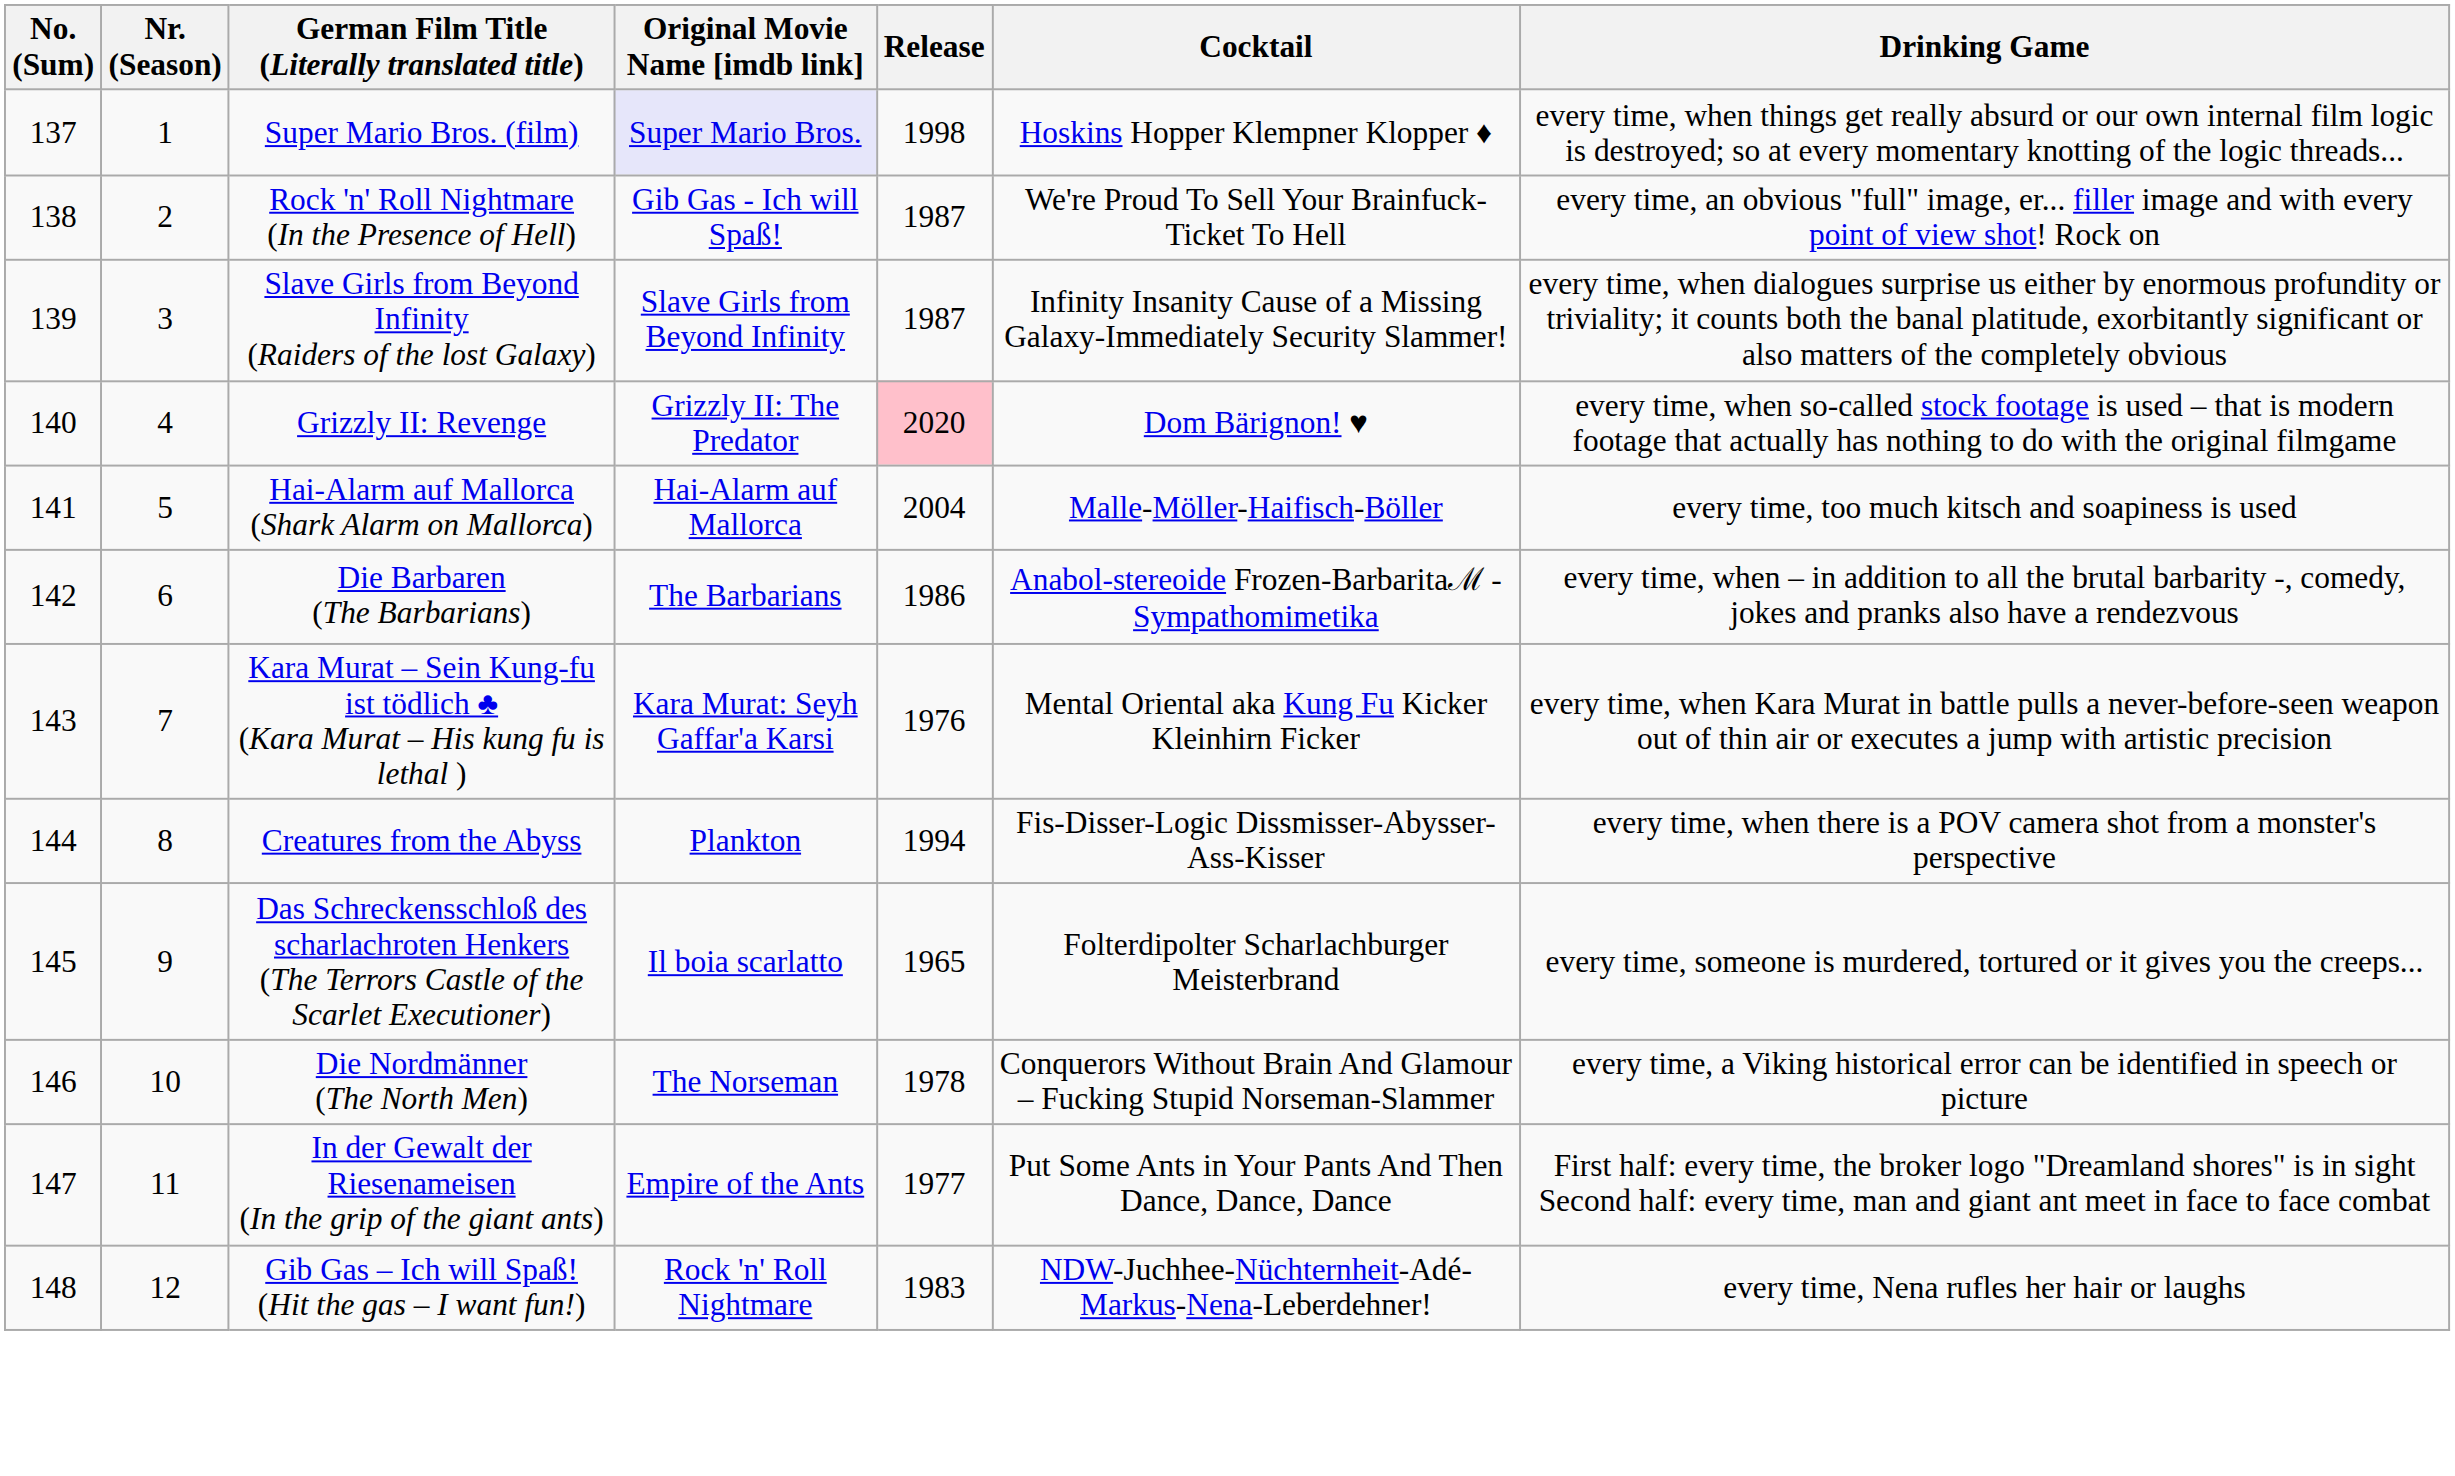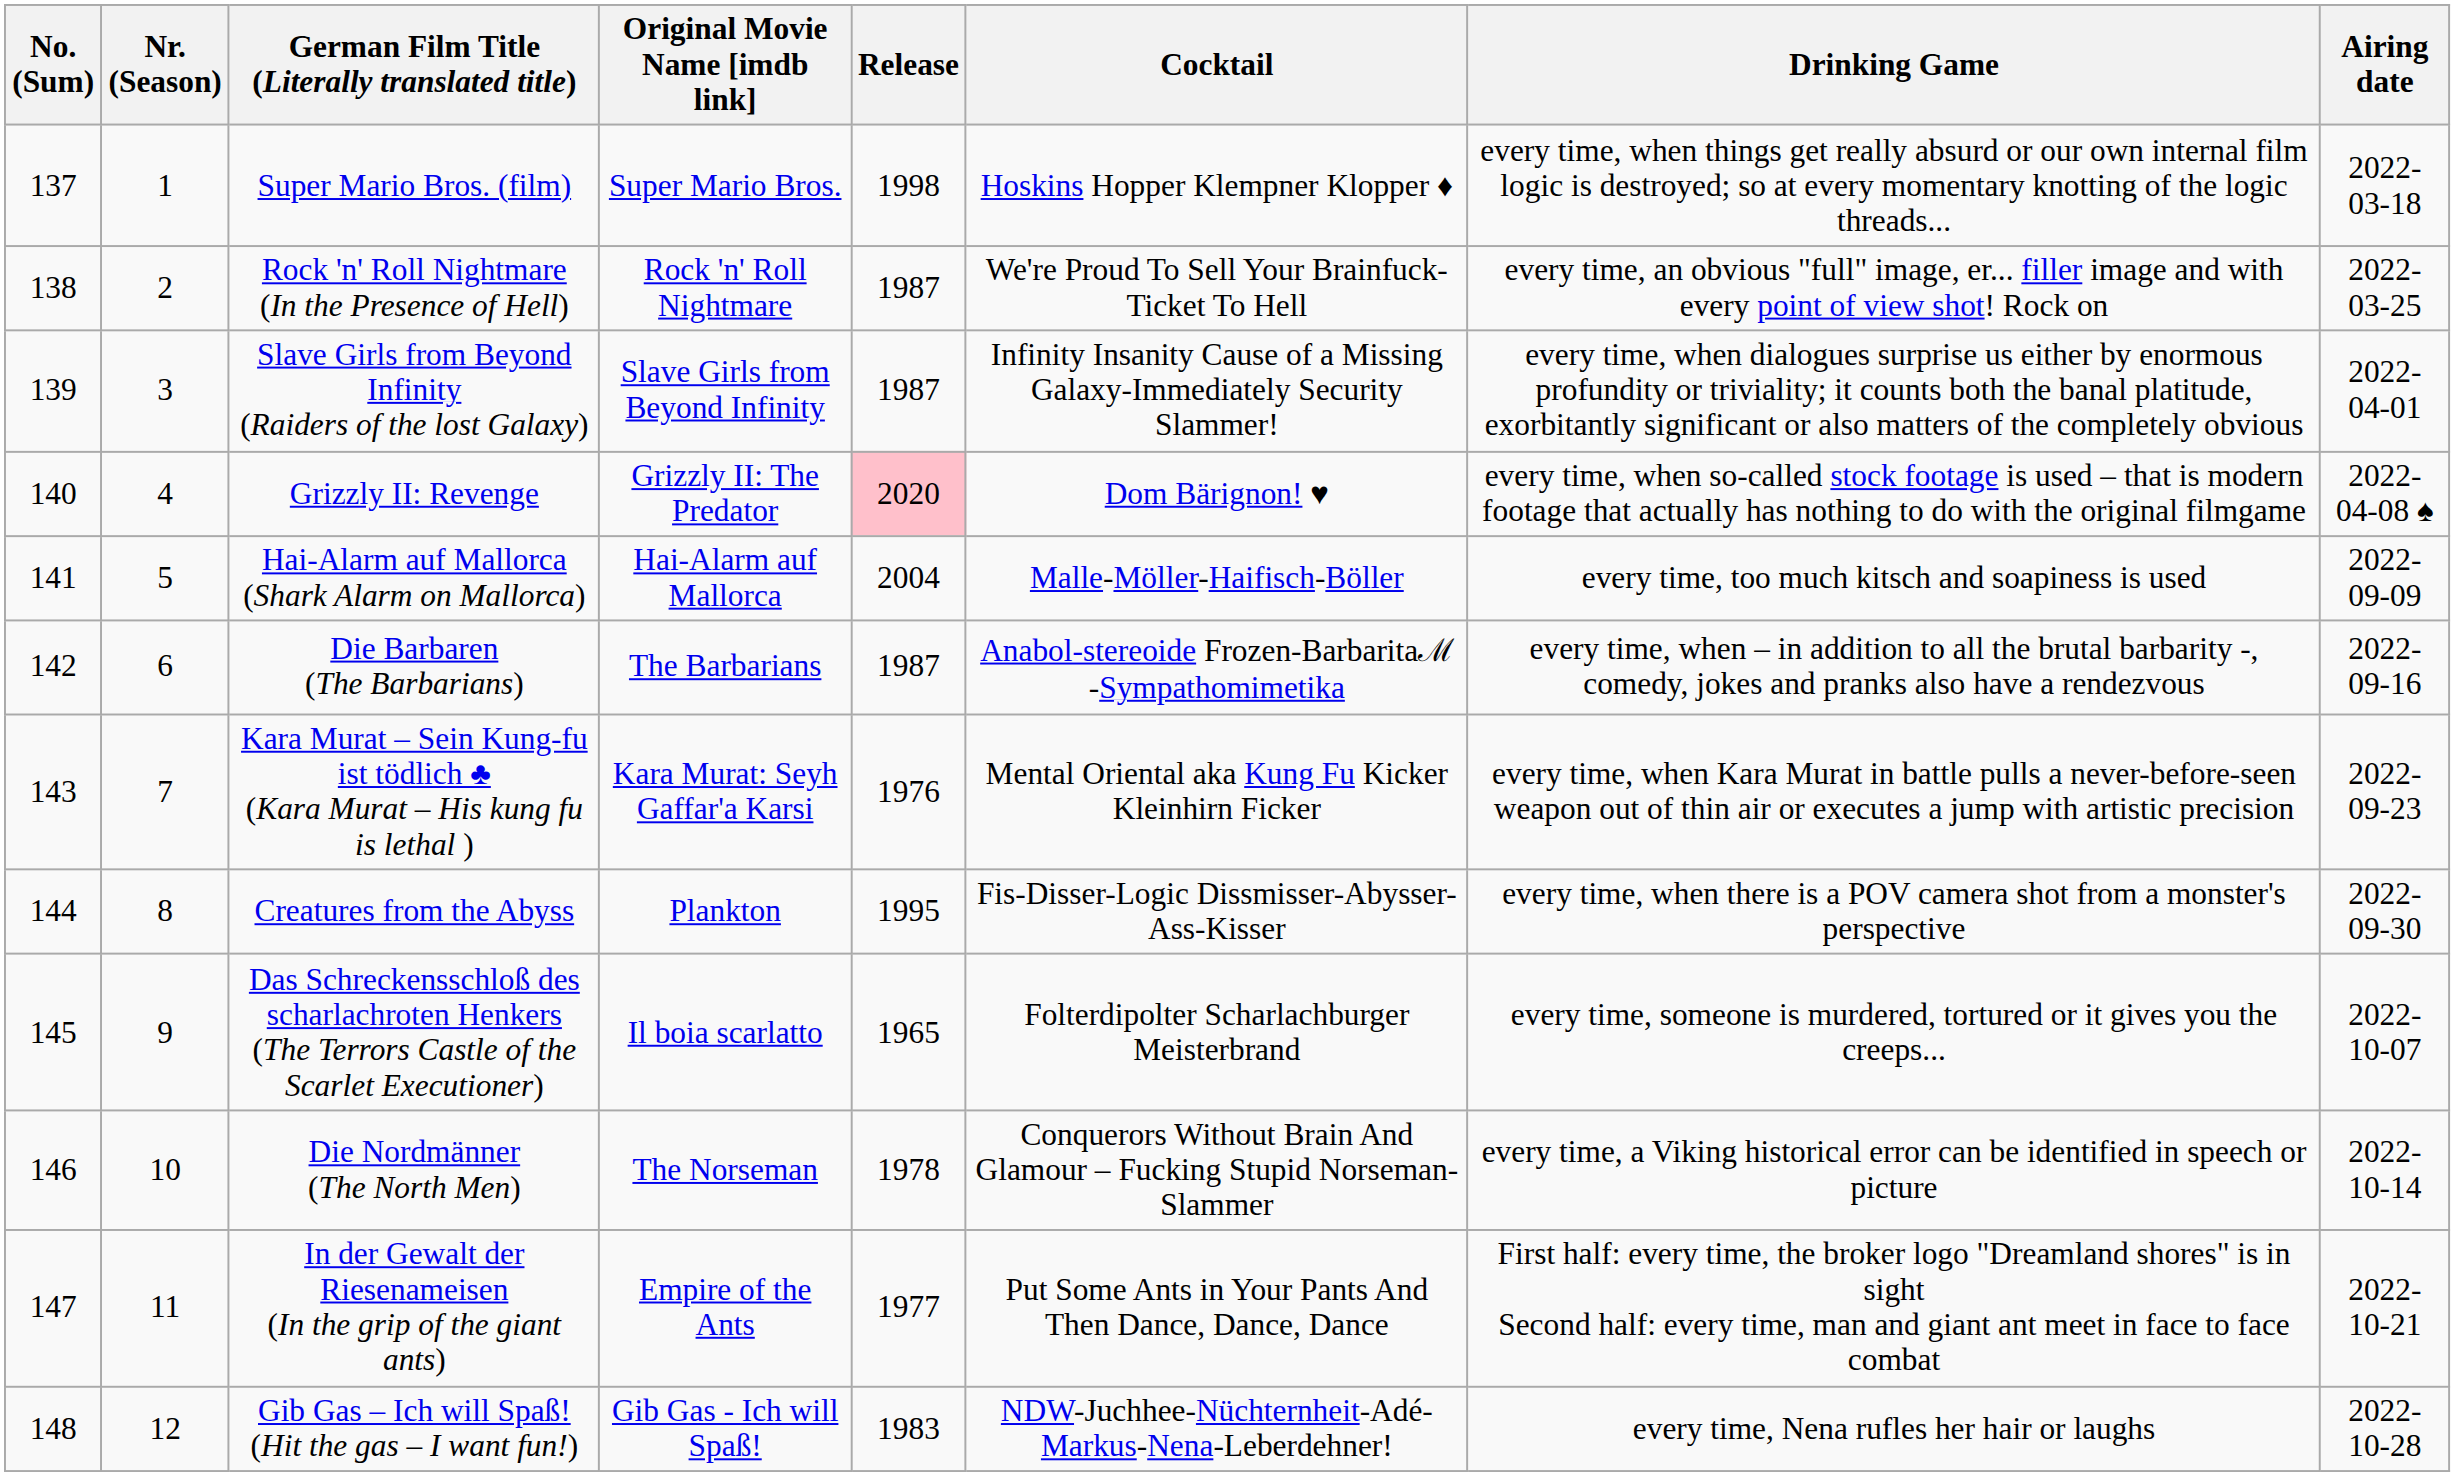+ column: (2385, 64)
(745, 132) lavender background -> (725, 184) no background
(745, 217) Gib Gas - Ich will Spaß! -> (725, 287) Rock 'n' Roll Nightmare
(934, 596) 1986 -> (908, 666) 1987
(934, 840) 1994 -> (908, 911) 1995
(745, 1286) Rock 'n' Roll Nightmare -> (725, 1427) Gib Gas - Ich will Spaß!
